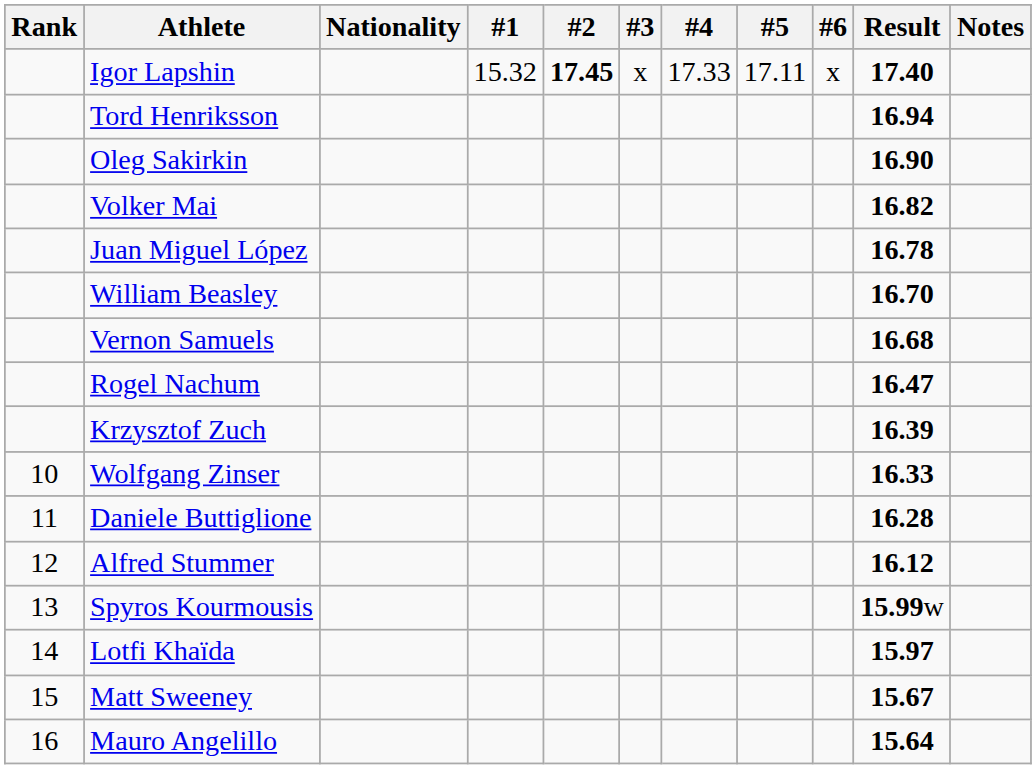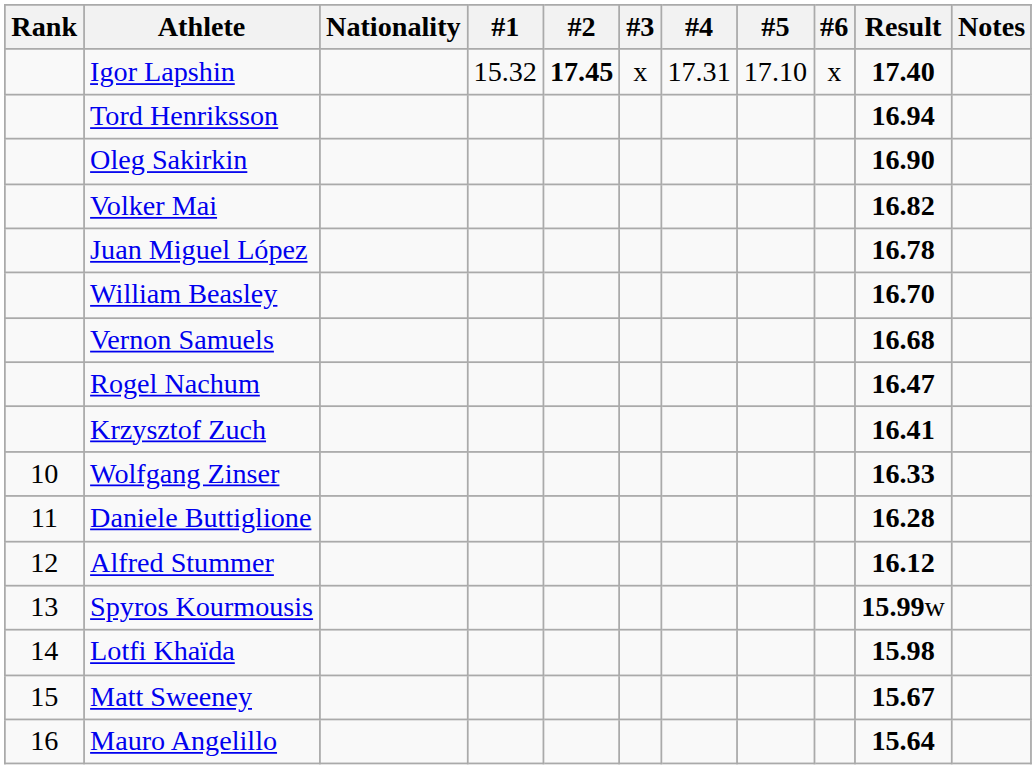(699, 71) 17.33 -> (699, 71) 17.31
(775, 71) 17.11 -> (775, 71) 17.10
(902, 428) 16.39 -> (903, 428) 16.41
(902, 652) 15.97 -> (903, 652) 15.98
